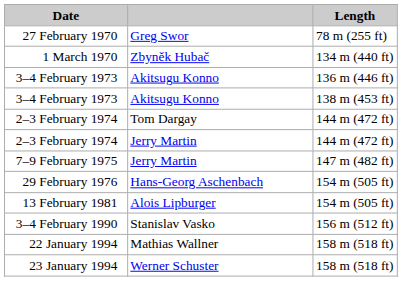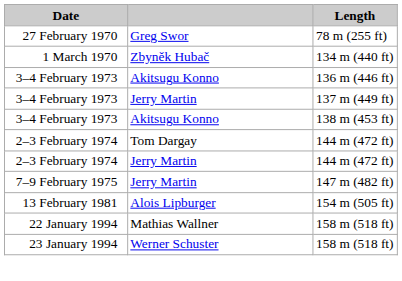+ row: (70, 98)
- row: (73, 182)
- row: (70, 223)
